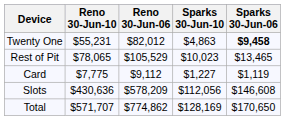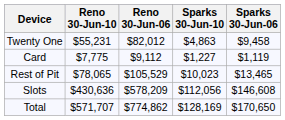(253, 41) bold -> (253, 41) normal
rows swapped: (35, 58) <-> (35, 74)
